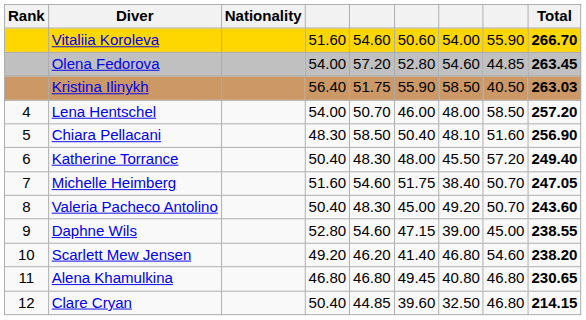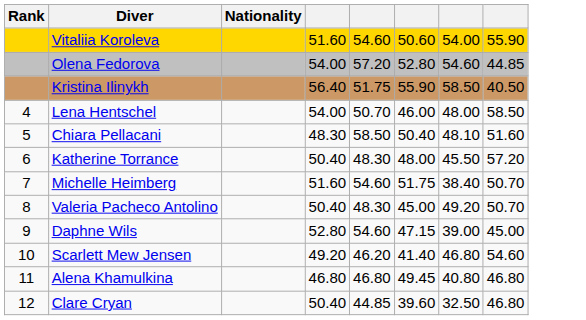- column: (554, 16)
